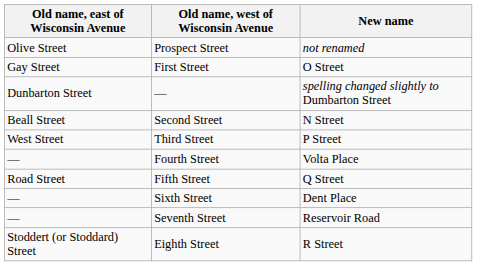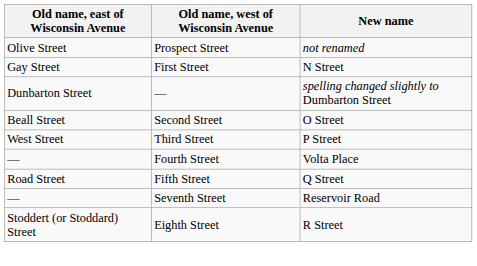(323, 67) O Street -> (323, 67) N Street
(323, 120) N Street -> (323, 120) O Street
- row: (183, 198)
